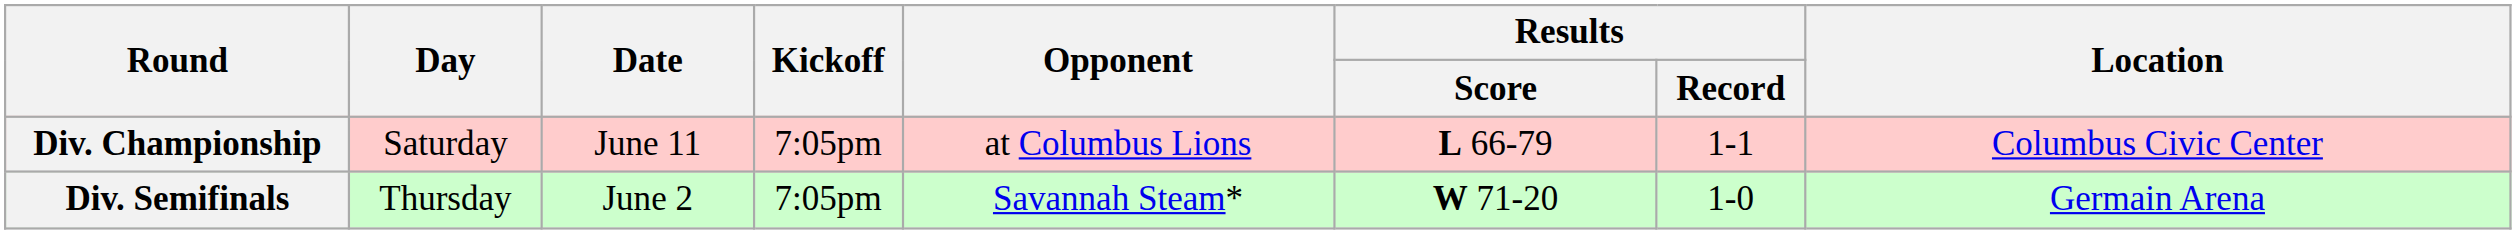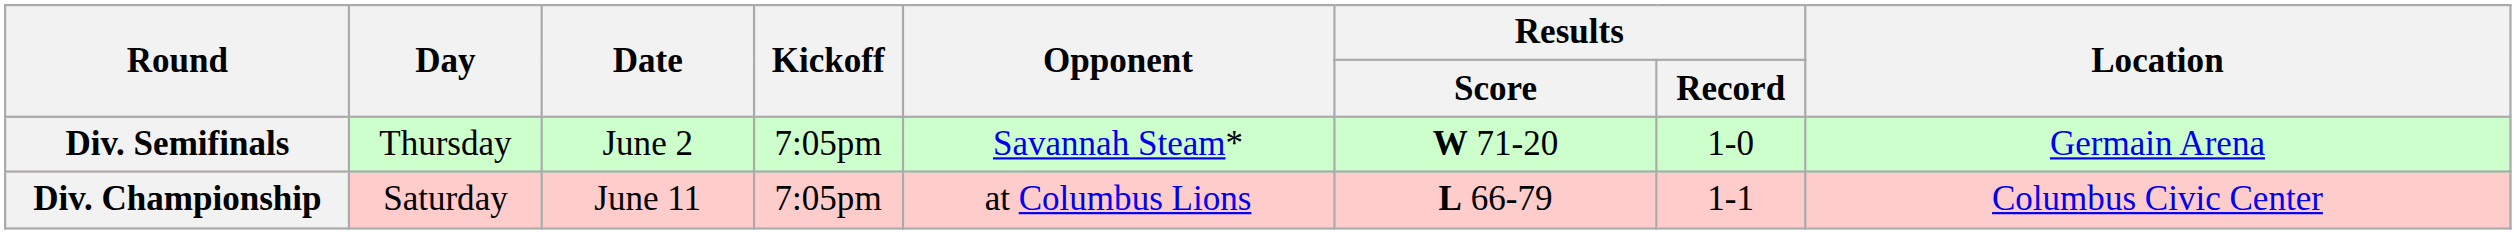rows swapped: (177, 198) <-> (177, 143)
